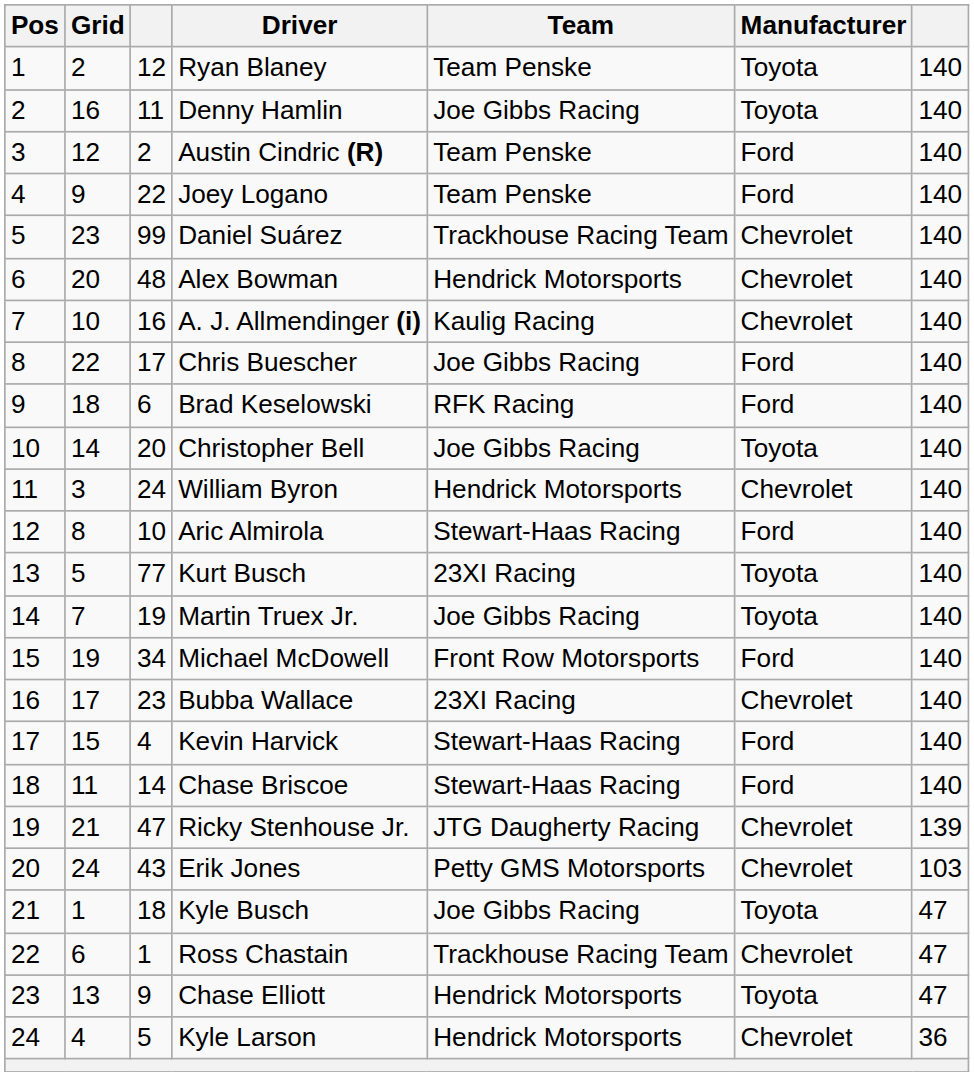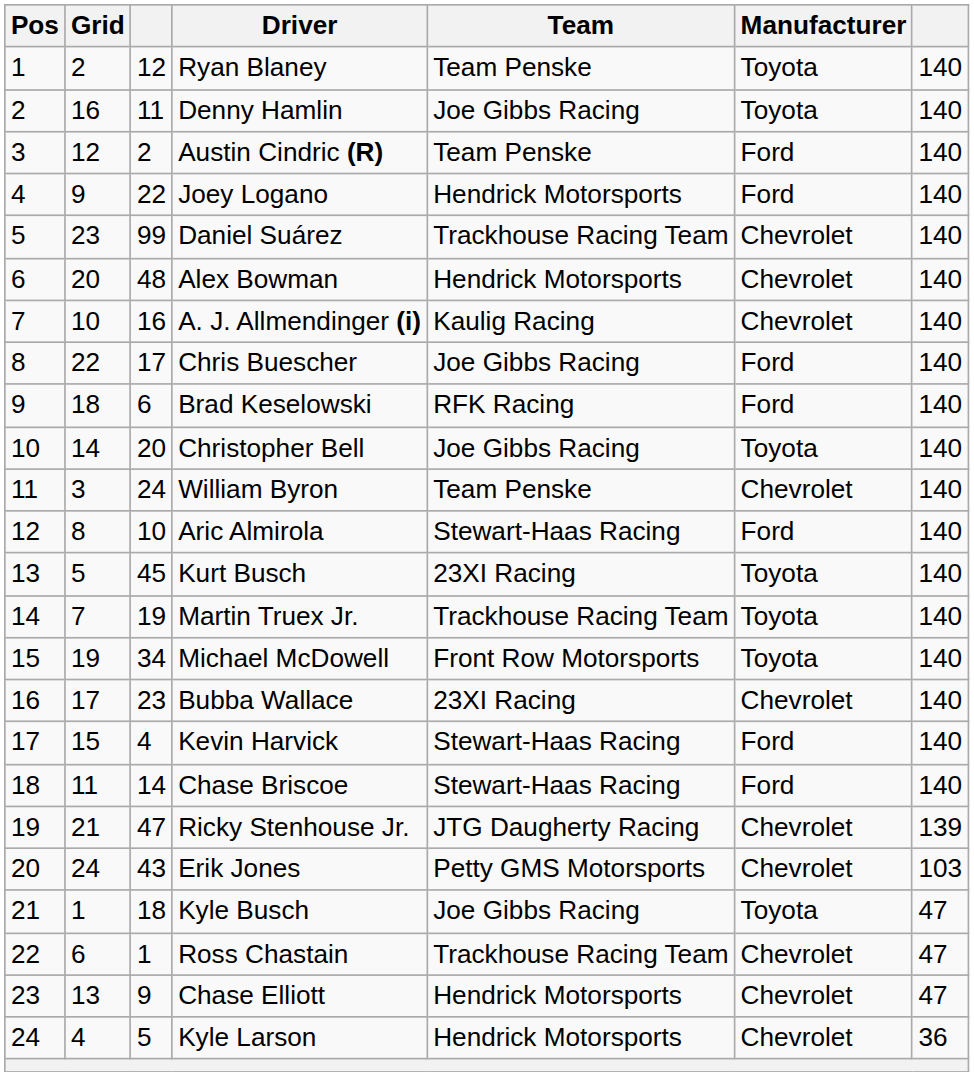(512, 193) Team Penske -> (558, 193) Hendrick Motorsports
(558, 489) Hendrick Motorsports -> (512, 489) Team Penske
(151, 573) 77 -> (151, 573) 45
(536, 615) Joe Gibbs Racing -> (581, 615) Trackhouse Racing Team
(768, 657) Ford -> (779, 657) Toyota
(779, 995) Toyota -> (797, 995) Chevrolet
